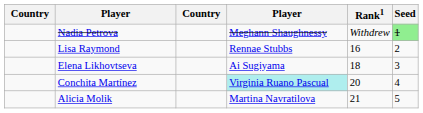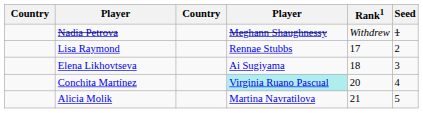(397, 32) lightgreen background -> (397, 32) no background
(355, 49) 16 -> (355, 49) 17
